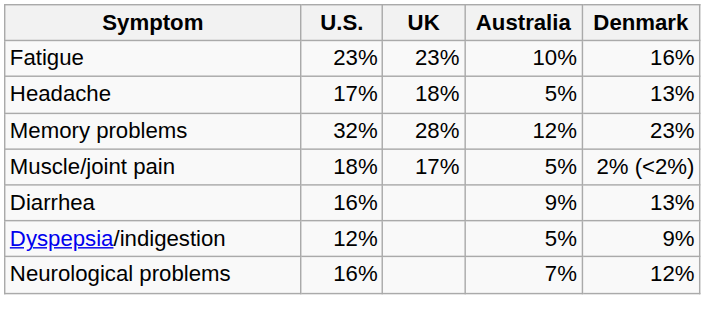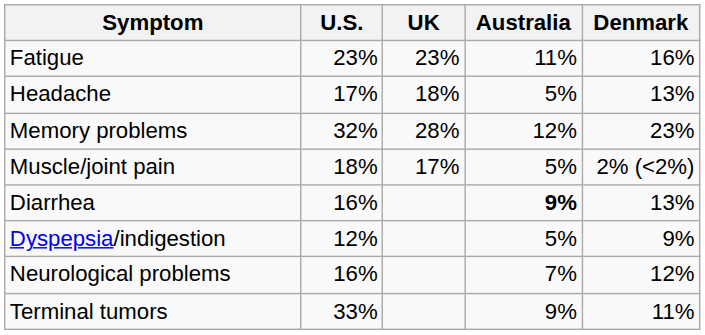(555, 58) 10% -> (556, 58) 11%
(561, 202) normal -> (561, 202) bold
+ row: (89, 310)
